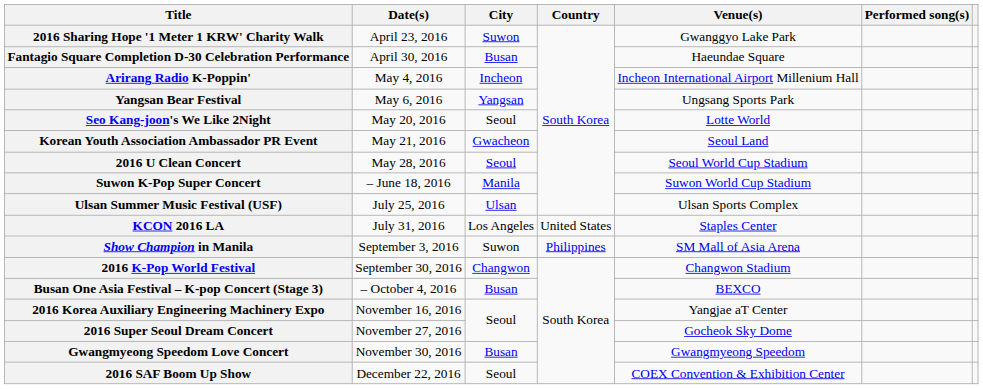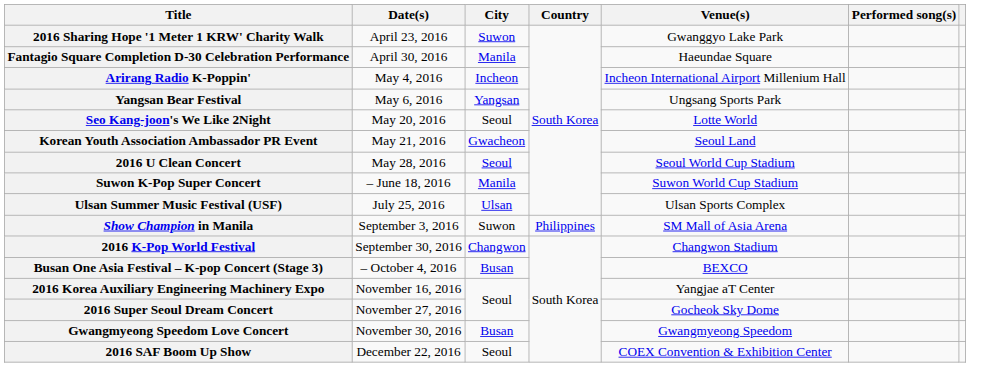(501, 57) Busan -> (497, 57) Manila
- row: (178, 225)
